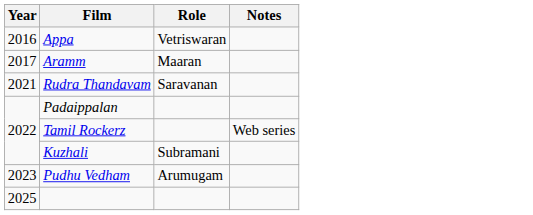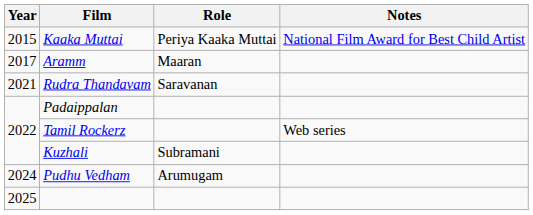+ row: (83, 38)
- row: (58, 38)
(22, 175) 2023 -> (22, 175) 2024
